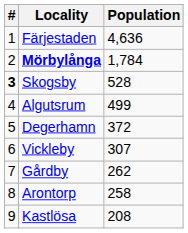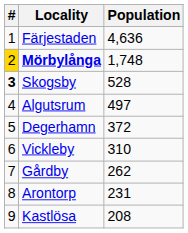(12, 60) no background -> (12, 60) gold background
(125, 60) 1,784 -> (125, 60) 1,748
(119, 104) 499 -> (119, 104) 497
(119, 149) 307 -> (119, 149) 310
(119, 194) 258 -> (119, 194) 231
